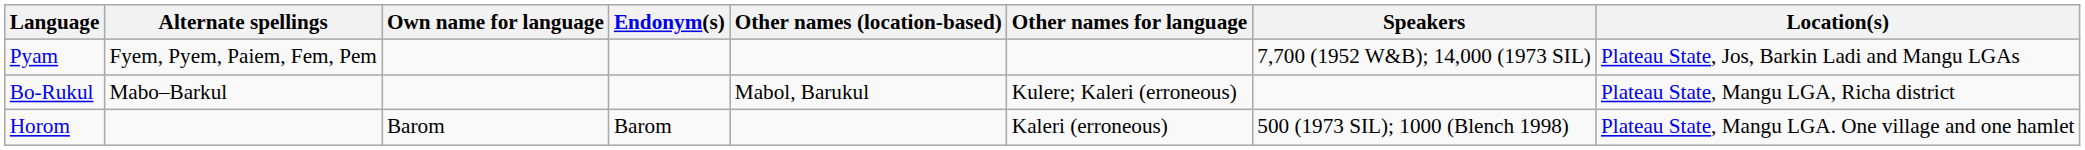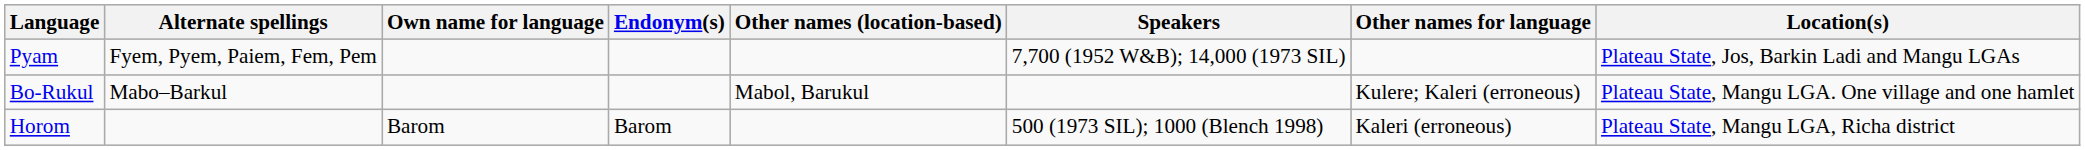columns swapped: (1130, 21) <-> (1424, 21)
(1778, 91) Plateau State, Mangu LGA, Richa district -> (1838, 91) Plateau State, Mangu LGA. One village and one hamlet
(1838, 126) Plateau State, Mangu LGA. One village and one hamlet -> (1778, 126) Plateau State, Mangu LGA, Richa district
